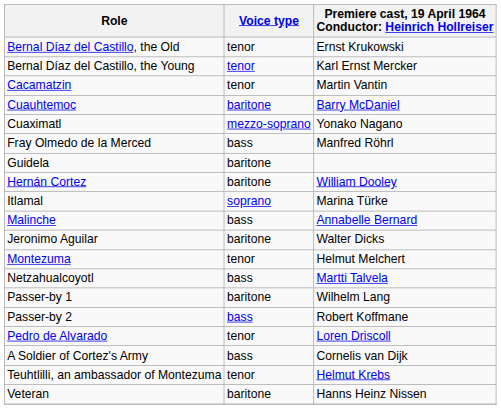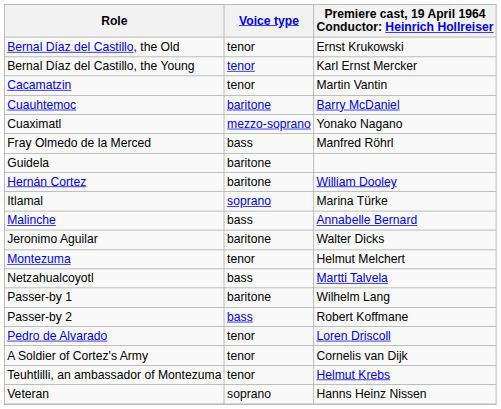(240, 355) bass -> (241, 355) tenor
(249, 394) baritone -> (249, 394) soprano
